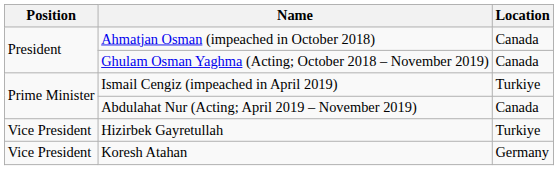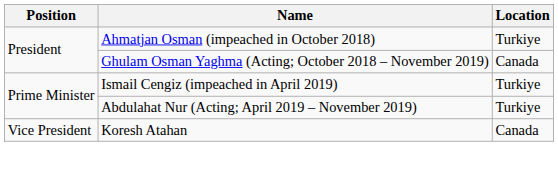(517, 38) Canada -> (518, 38) Turkiye
(517, 107) Canada -> (518, 107) Turkiye
- row: (162, 130)
(522, 152) Germany -> (517, 130) Canada
